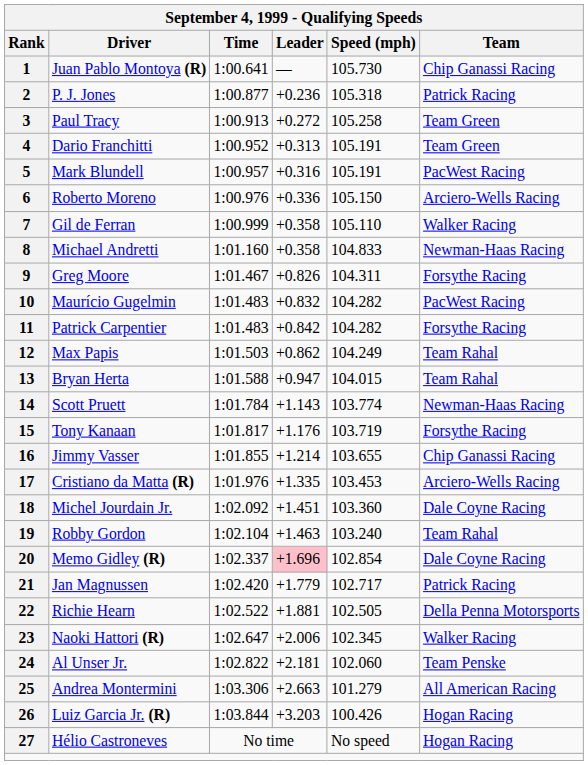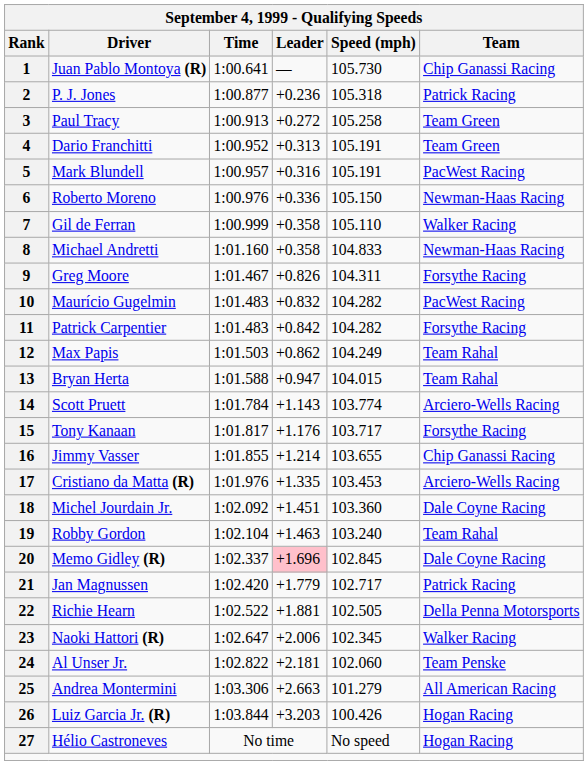(491, 198) Arciero-Wells Racing -> (494, 198) Newman-Haas Racing
(494, 404) Newman-Haas Racing -> (491, 404) Arciero-Wells Racing
(356, 430) 103.719 -> (356, 430) 103.717
(356, 559) 102.854 -> (356, 559) 102.845
